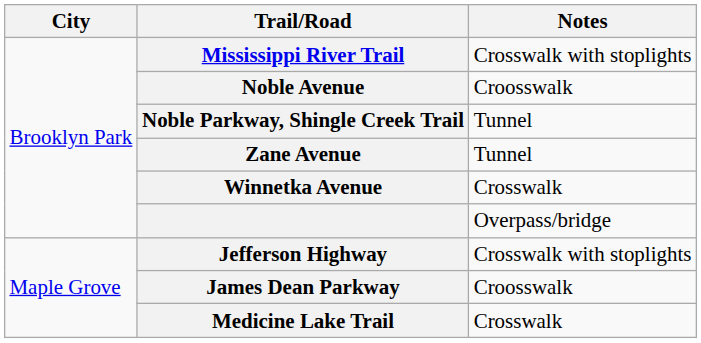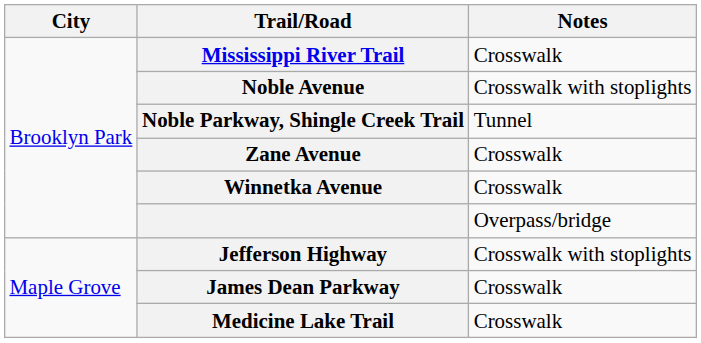(583, 54) Crosswalk with stoplights -> (518, 54) Crosswalk
(523, 87) Croosswalk -> (583, 87) Crosswalk with stoplights
(503, 154) Tunnel -> (518, 154) Crosswalk
(523, 287) Croosswalk -> (518, 287) Crosswalk
